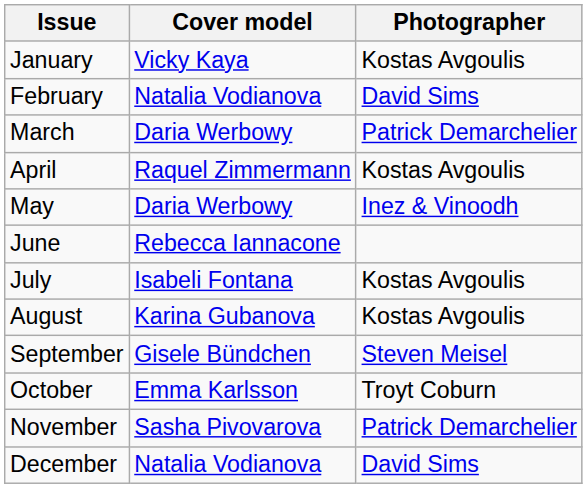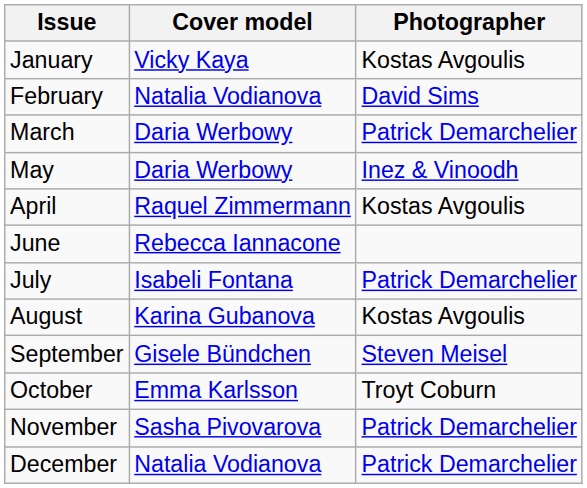rows swapped: (33, 170) <-> (32, 206)
(443, 280) Kostas Avgoulis -> (469, 280) Patrick Demarchelier
(420, 464) David Sims -> (469, 464) Patrick Demarchelier
